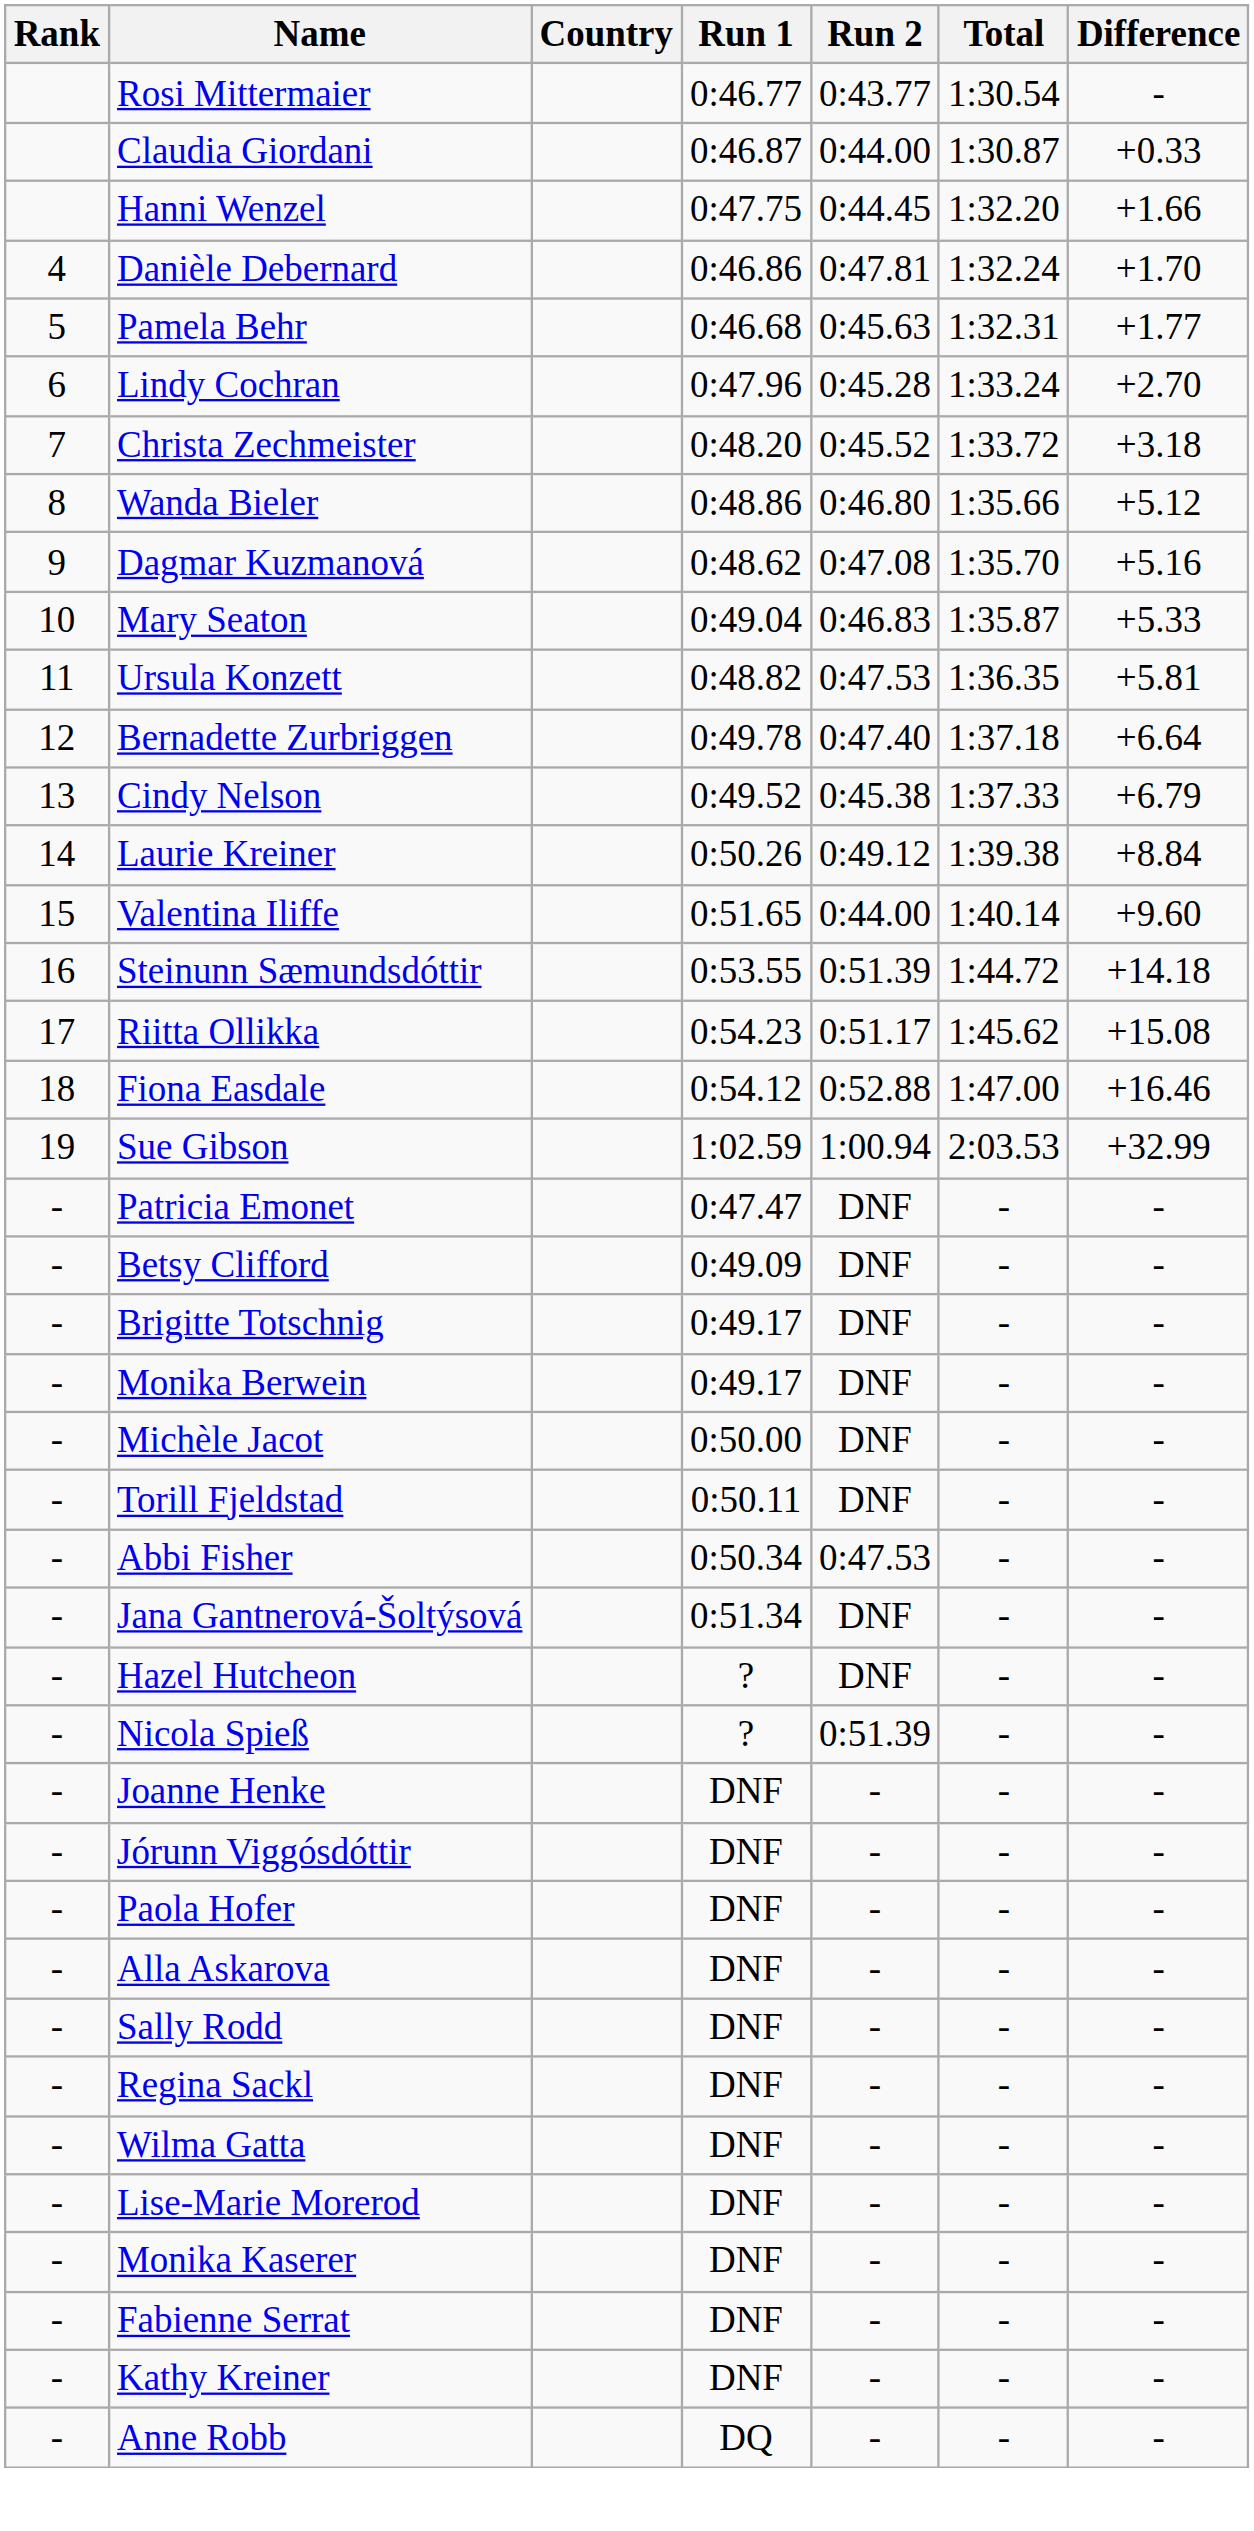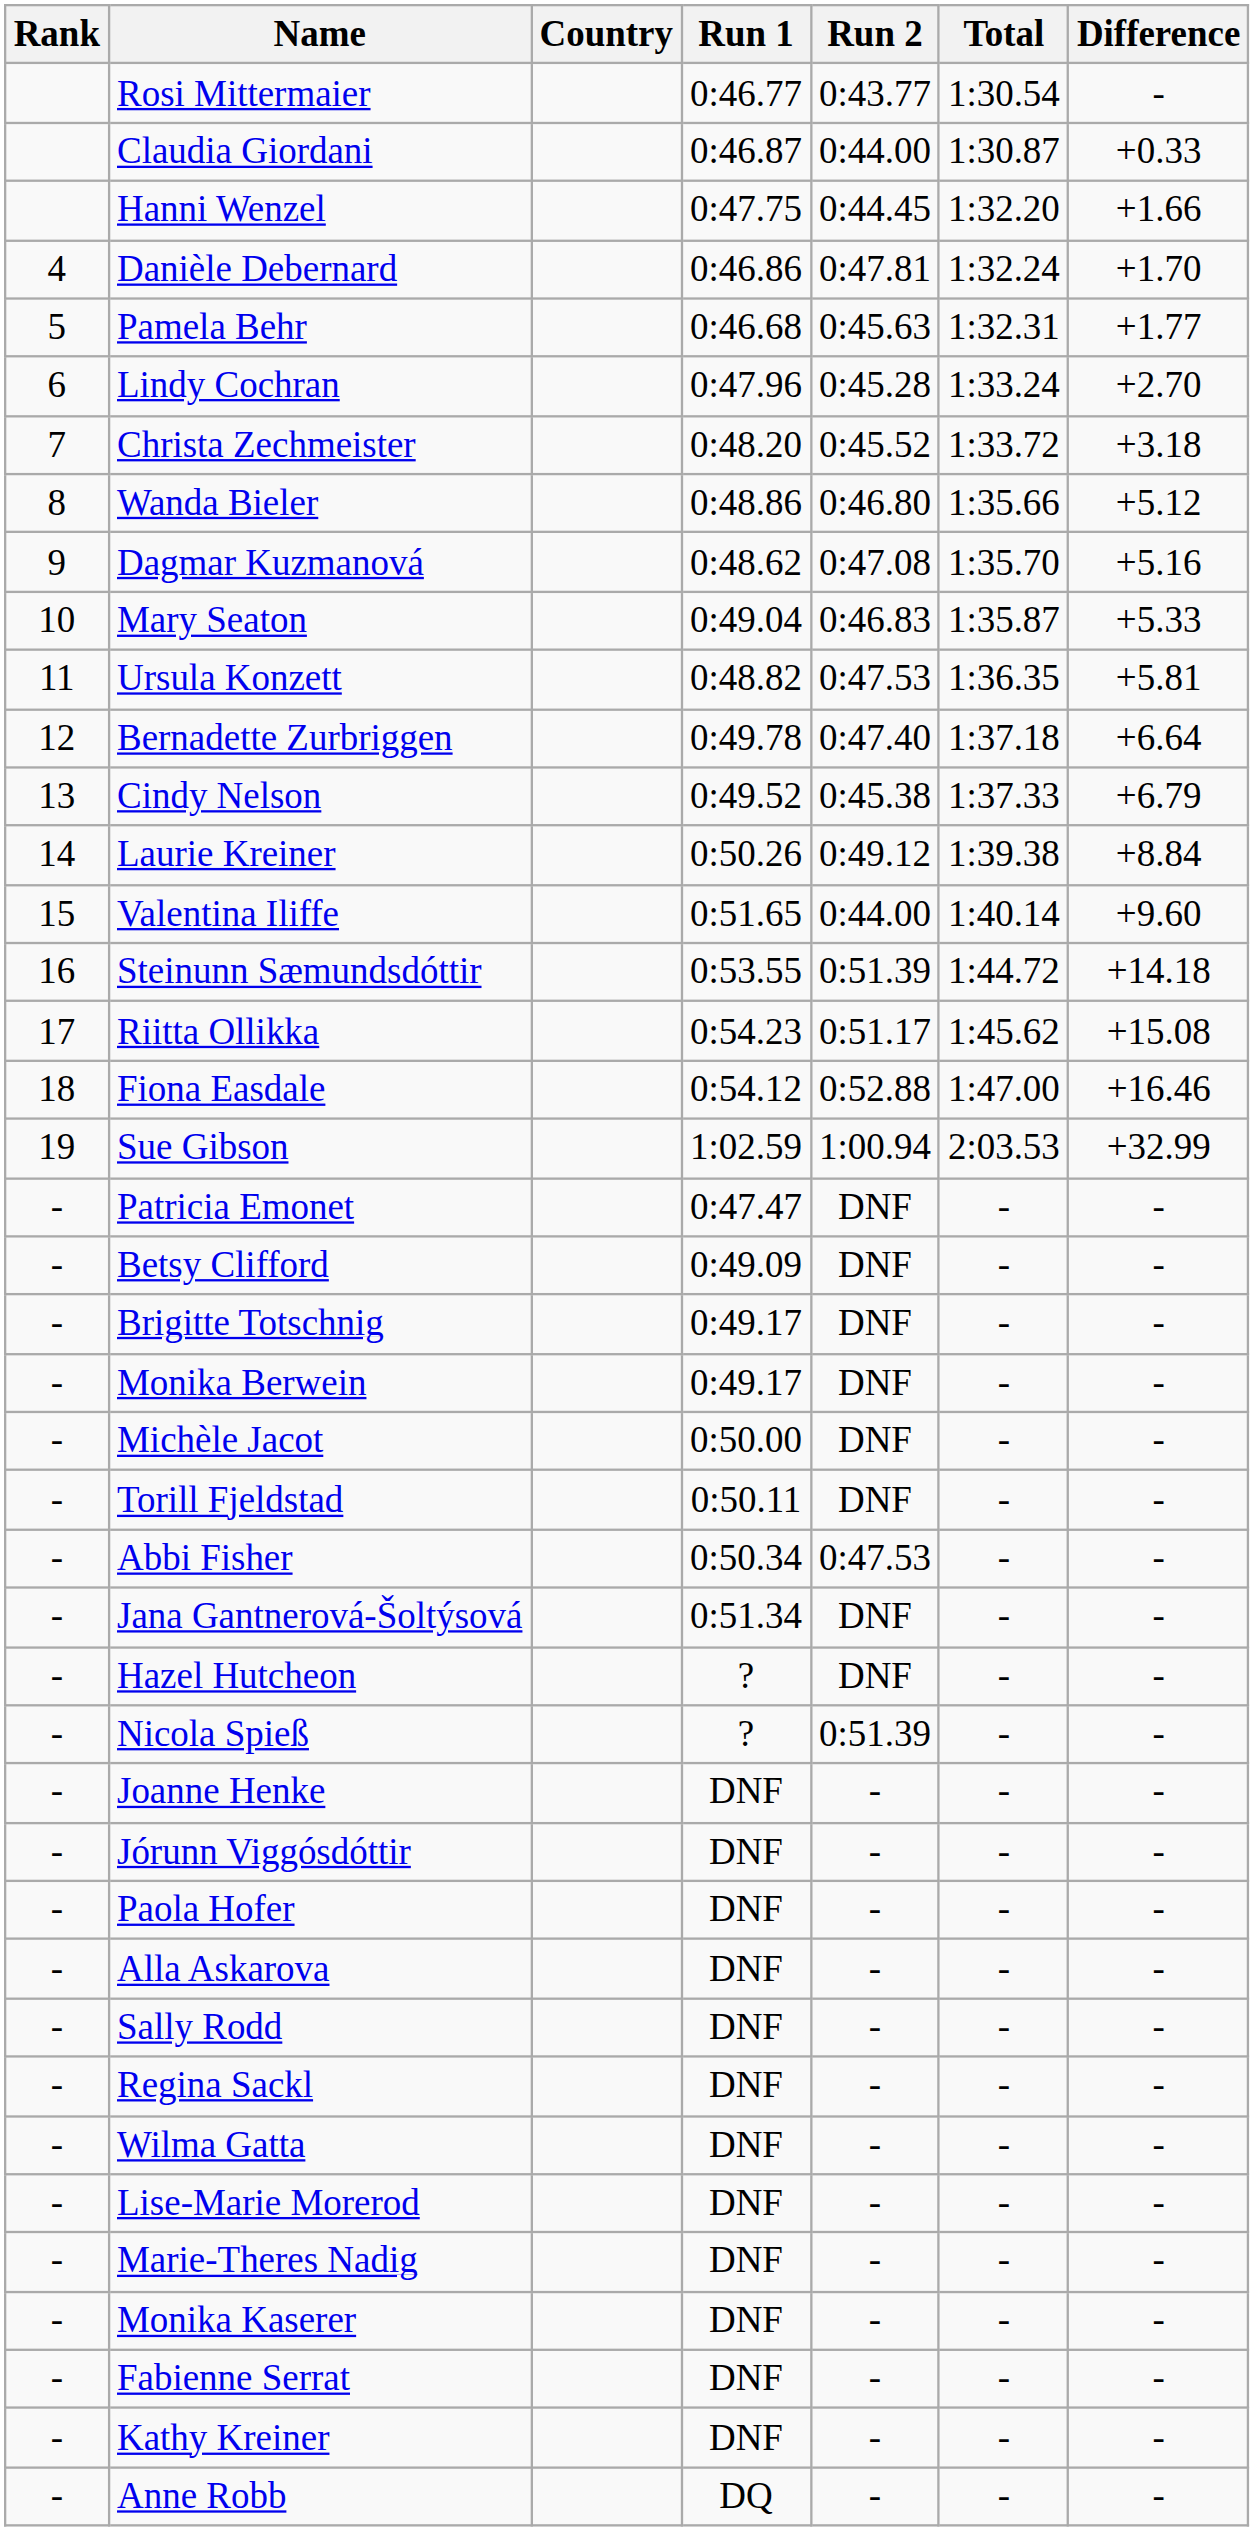+ row: (267, 2261)
